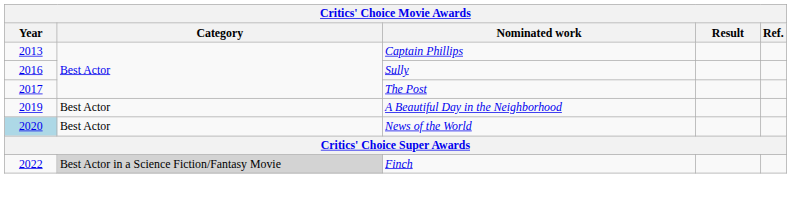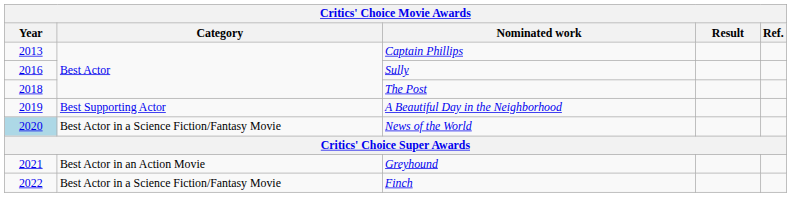(31, 88) 2017 -> (31, 88) 2018
(85, 107) Best Actor -> (113, 107) Best Supporting Actor
(85, 126) Best Actor -> (170, 126) Best Actor in a Science Fiction/Fantasy Movie
+ row: (411, 164)
(170, 164) lightgrey background -> (170, 182) no background
